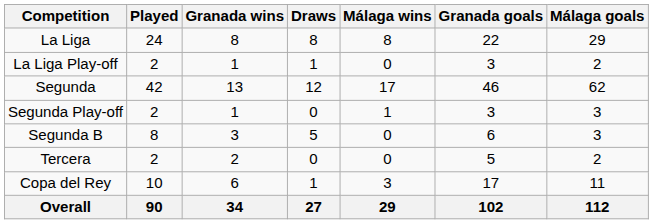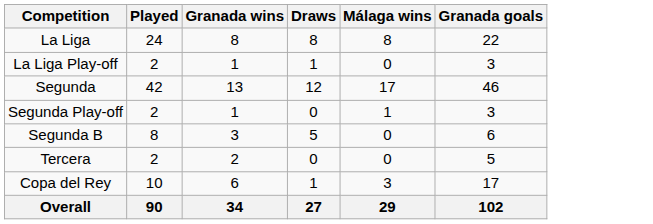- column: (597, 16)
